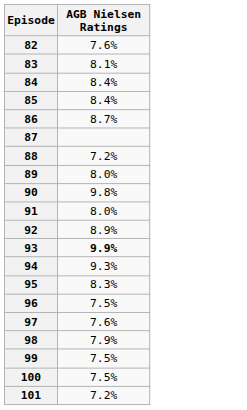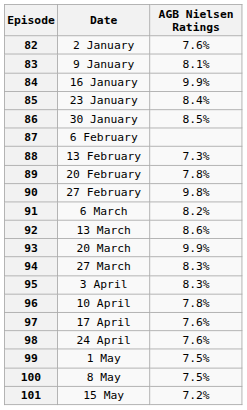+ column: (104, 20)
(104, 82) 8.4% -> (196, 82) 9.9%
(104, 119) 8.7% -> (196, 119) 8.5%
(104, 156) 7.2% -> (196, 156) 7.3%
(104, 174) 8.0% -> (196, 174) 7.8%
(104, 211) 8.0% -> (196, 211) 8.2%
(104, 229) 8.9% -> (196, 229) 8.6%
(104, 248) bold -> (196, 248) normal
(104, 266) 9.3% -> (196, 266) 8.3%
(104, 303) 7.5% -> (196, 303) 7.8%
(104, 340) 7.9% -> (196, 340) 7.6%
